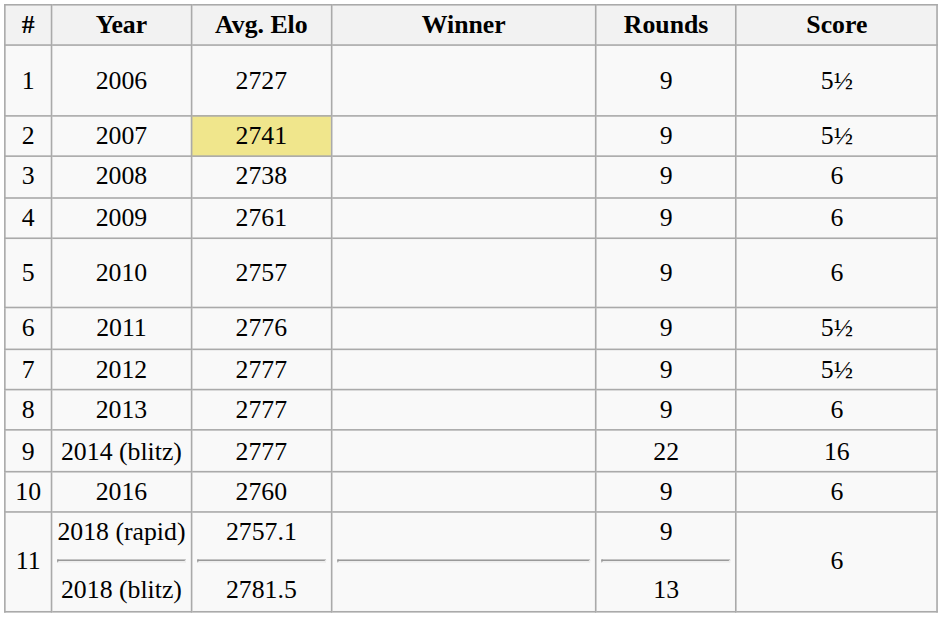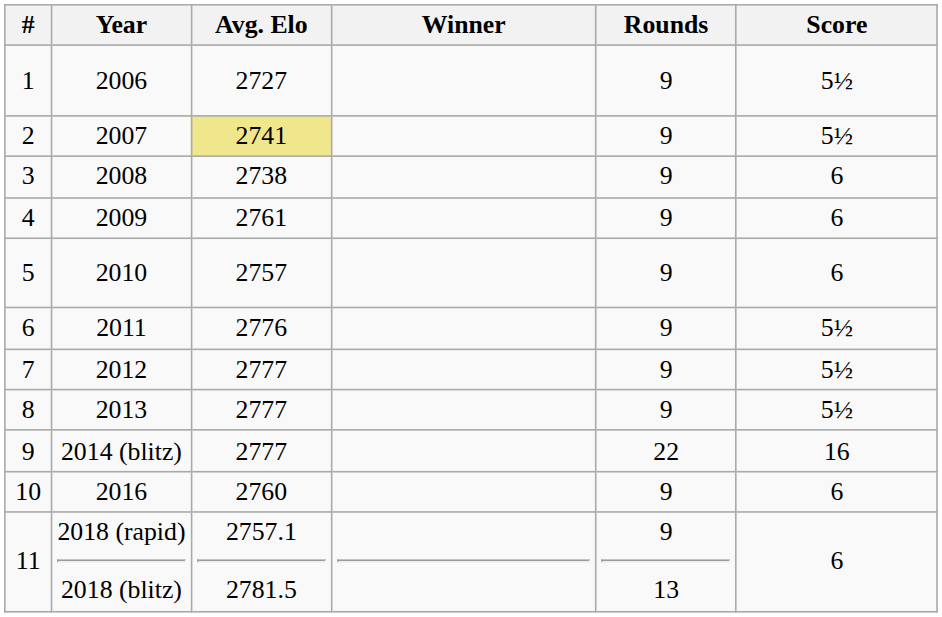(837, 409) 6 -> (837, 409) 5½
